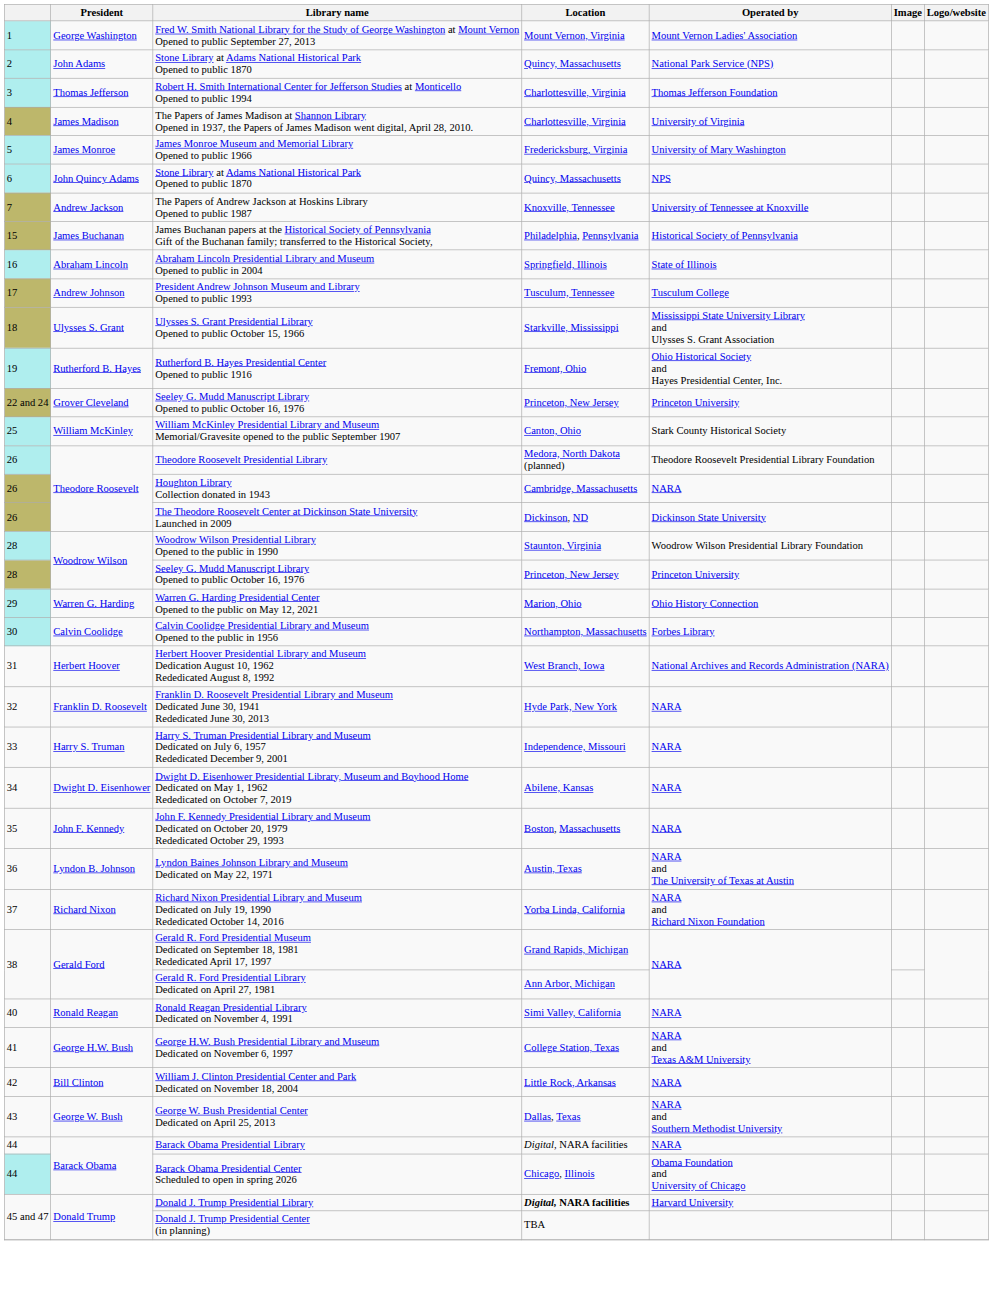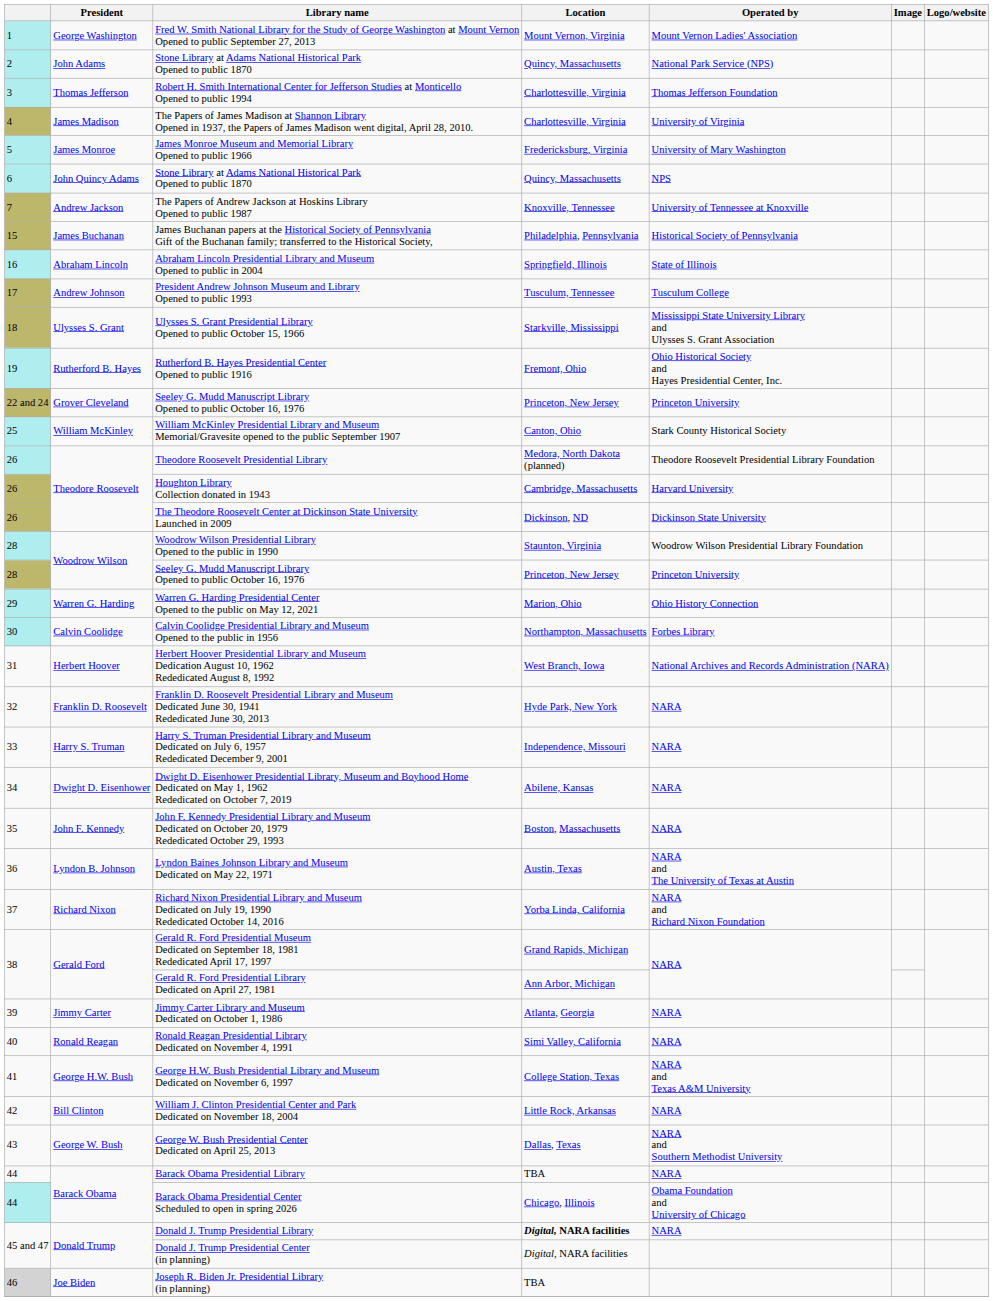(667, 488) NARA -> (692, 488) Harvard University
+ row: (12, 1013)
(576, 1145) Digital, NARA facilities -> (535, 1174) TBA
(692, 1202) Harvard University -> (667, 1231) NARA
(535, 1225) TBA -> (576, 1254) Digital, NARA facilities
+ row: (12, 1282)
